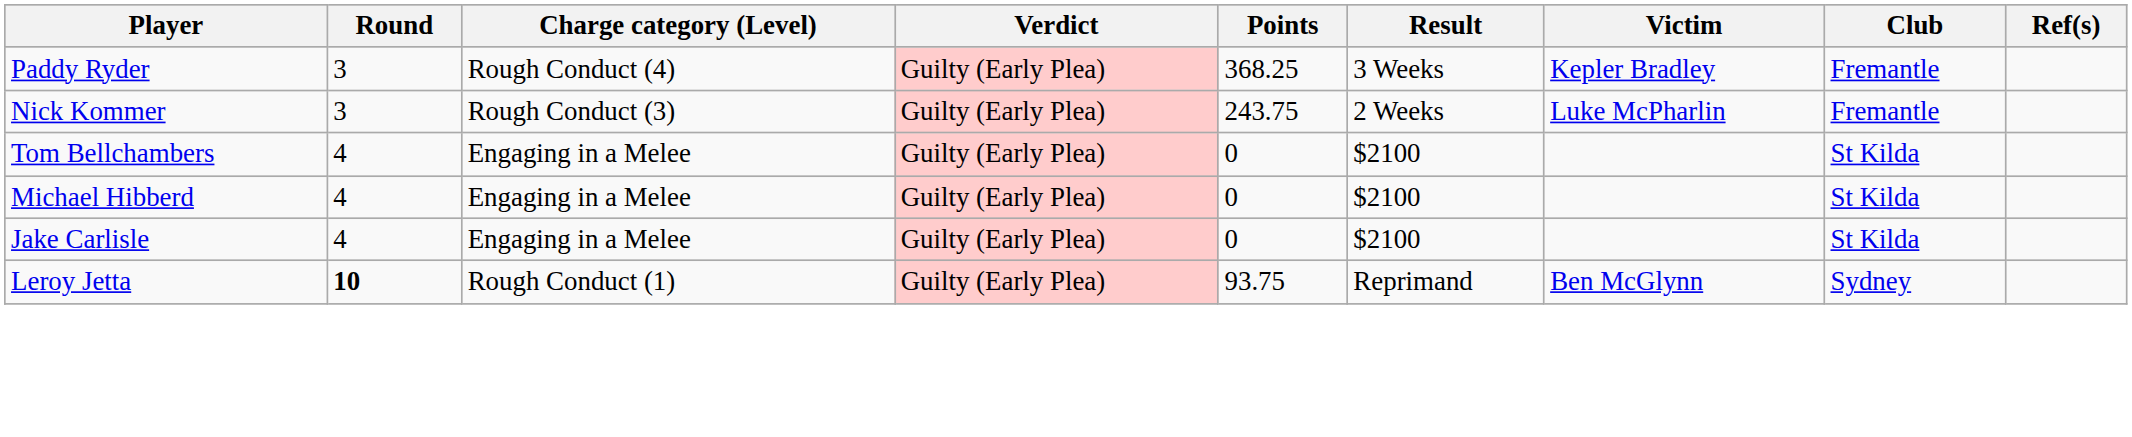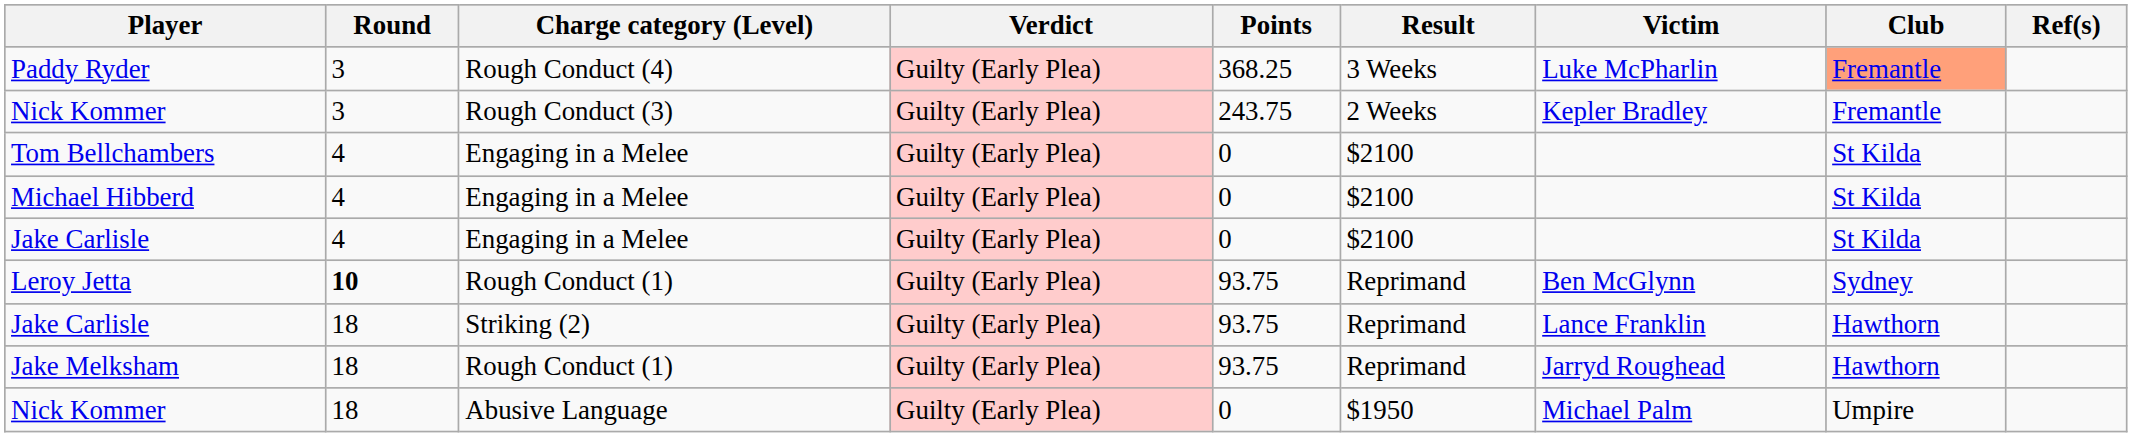(1633, 68) Kepler Bradley -> (1630, 68) Luke McPharlin
(1885, 68) no background -> (1887, 68) lightsalmon background
(1638, 111) Luke McPharlin -> (1625, 111) Kepler Bradley
+ row: (80, 324)
+ row: (95, 366)
+ row: (88, 409)
